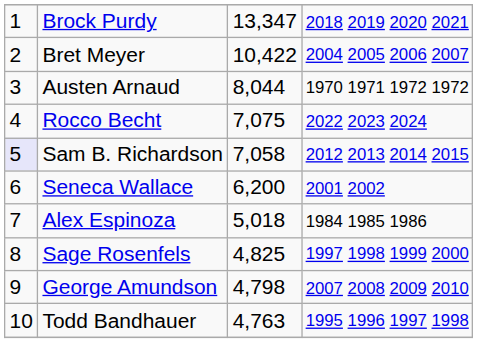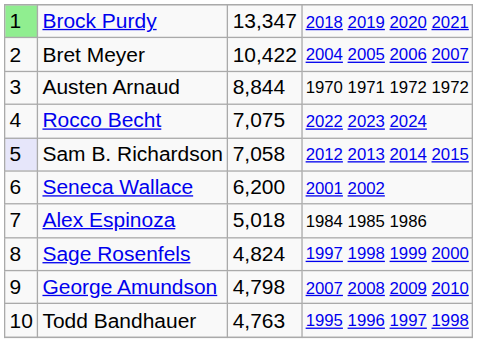(15, 21) no background -> (15, 21) lightgreen background
(259, 87) 8,044 -> (259, 87) 8,844
(259, 253) 4,825 -> (259, 253) 4,824
